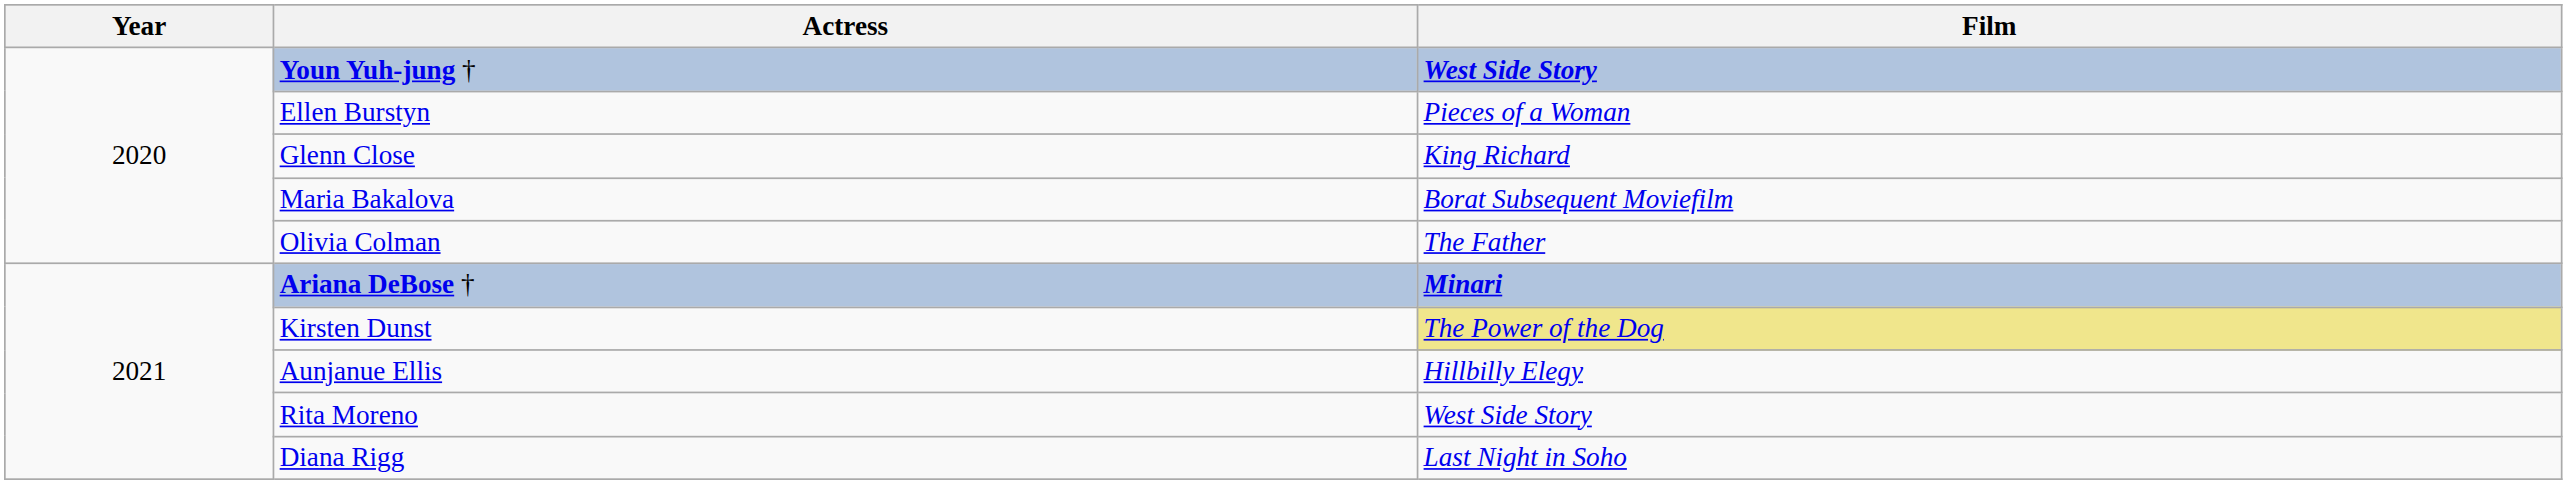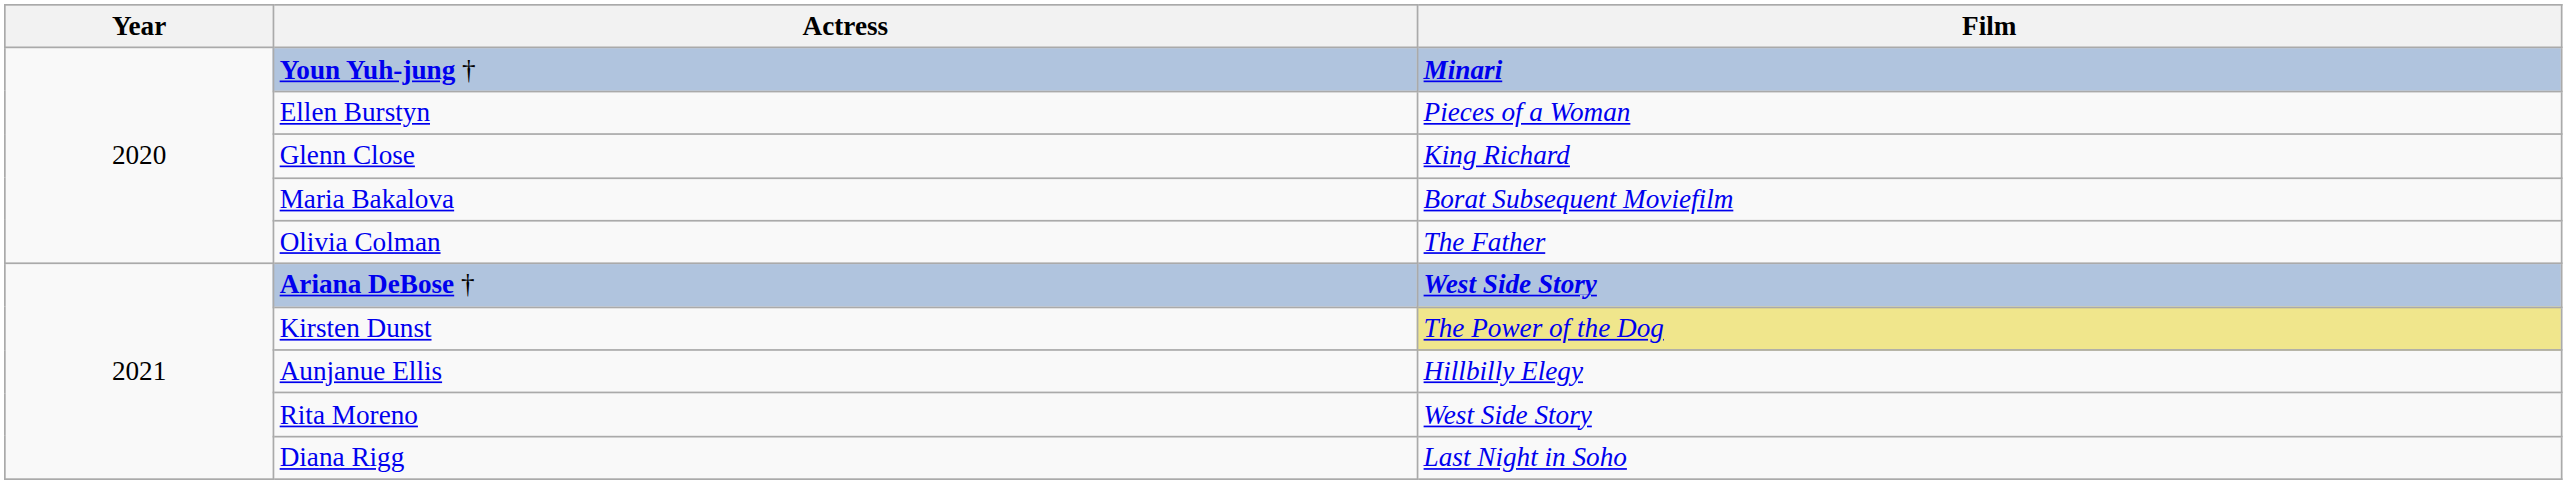(1510, 69) West Side Story -> (1463, 69) Minari
(1463, 284) Minari -> (1510, 284) West Side Story
